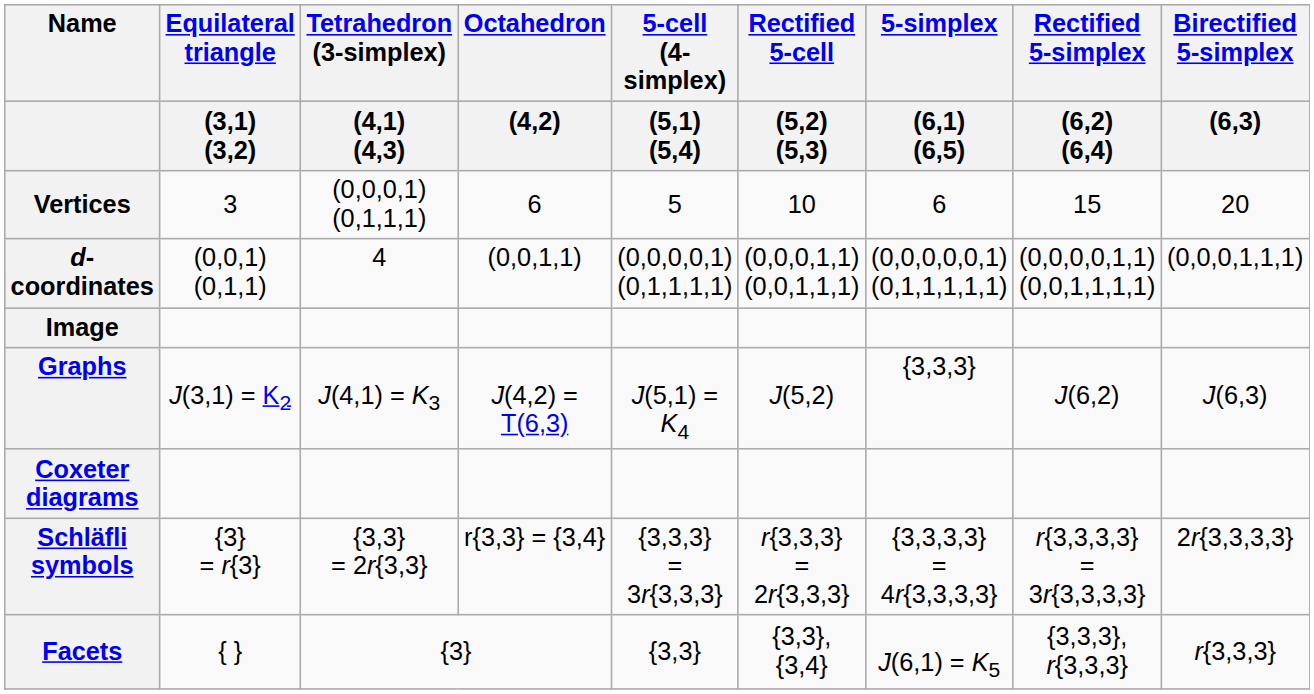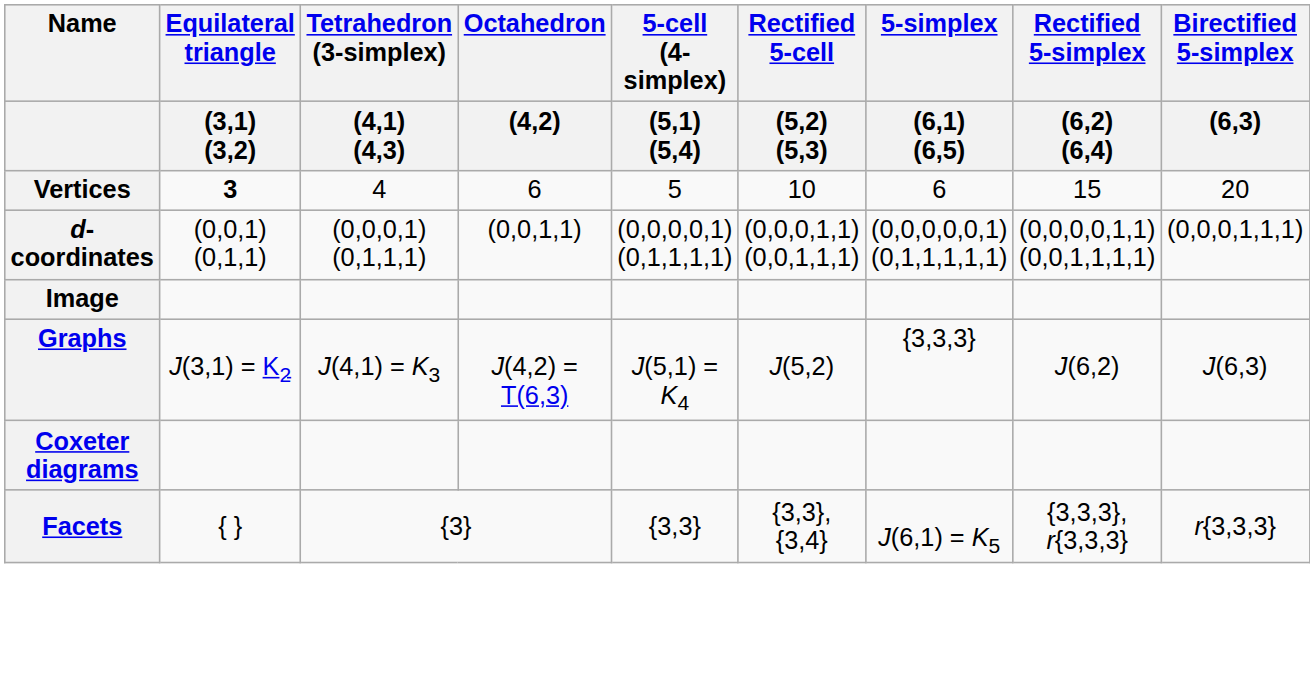(230, 204) normal -> (230, 190) bold
(379, 204) (0,0,0,1) (0,1,1,1) -> (379, 190) 4
(379, 258) 4 -> (379, 244) (0,0,0,1) (0,1,1,1)
- row: (82, 551)
